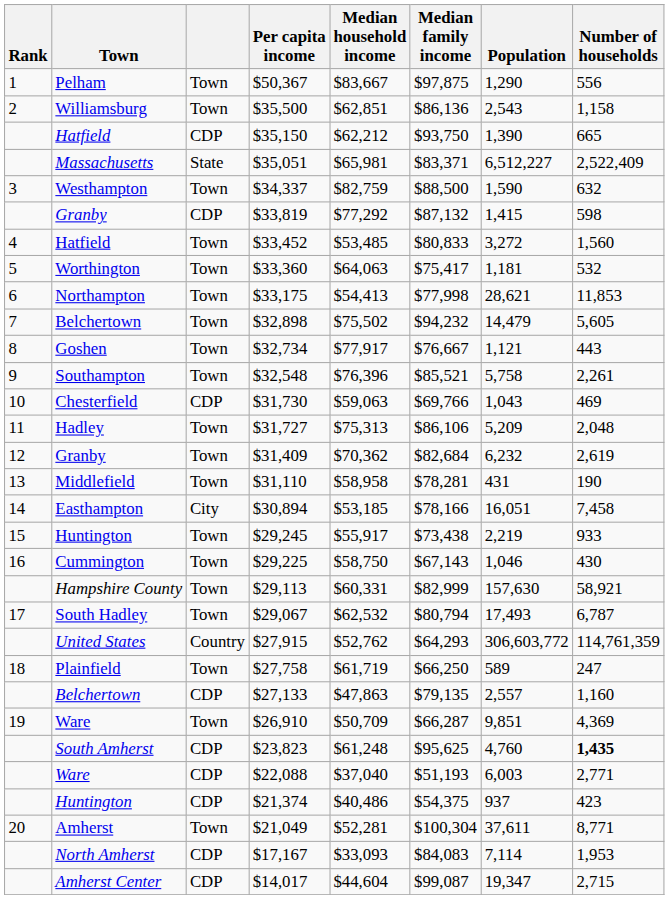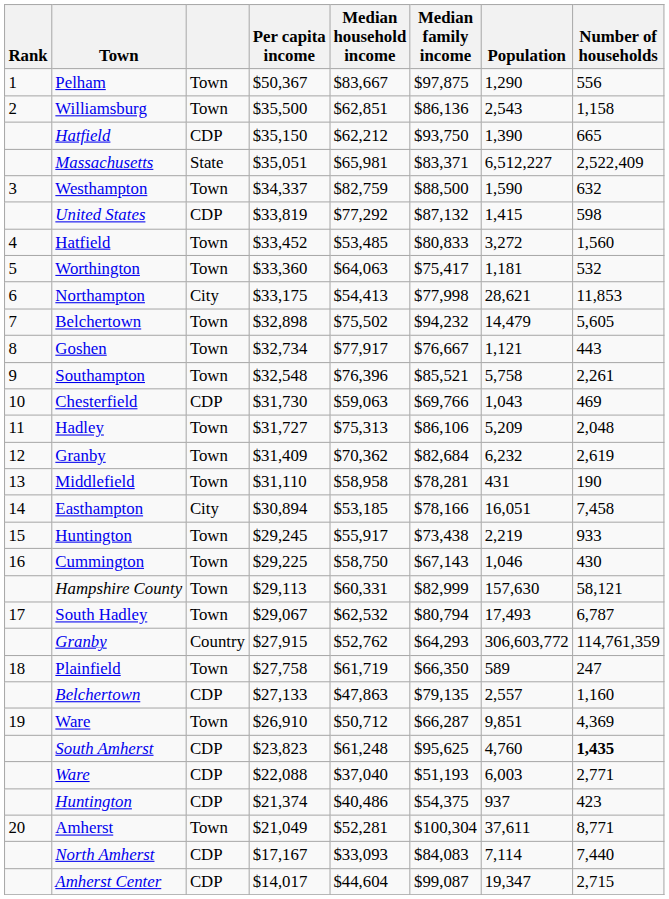(81, 215) Granby -> (100, 215) United States
(209, 295) Town -> (204, 295) City
(600, 588) 58,921 -> (600, 588) 58,121
(100, 641) United States -> (81, 641) Granby
(441, 668) $66,250 -> (441, 668) $66,350
(361, 721) $50,709 -> (361, 721) $50,712
(595, 854) 1,953 -> (595, 854) 7,440
